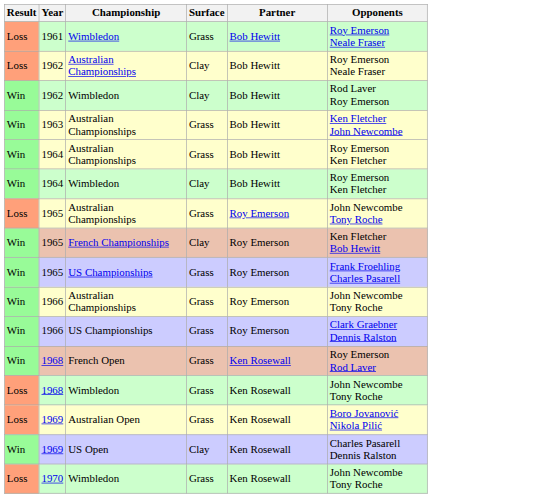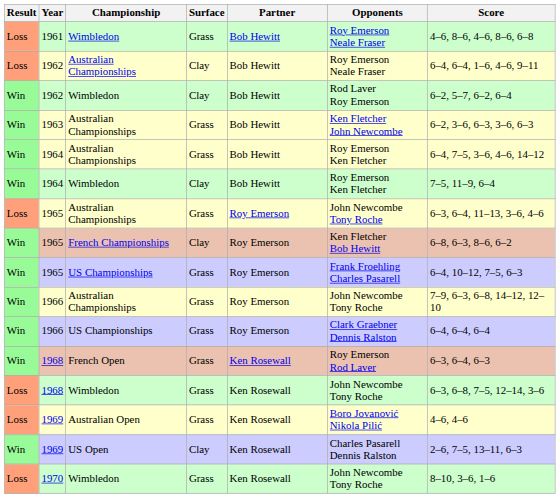+ column: (491, 13)
